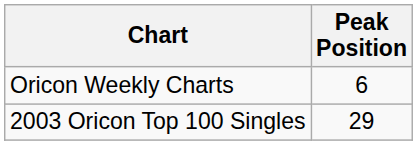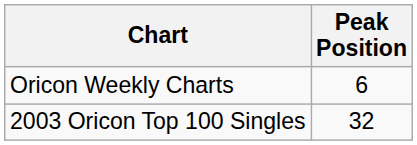(362, 121) 29 -> (362, 121) 32
